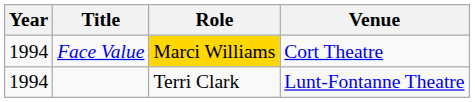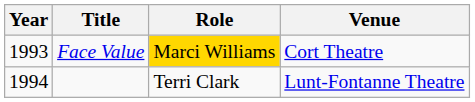(29, 50) 1994 -> (29, 50) 1993
